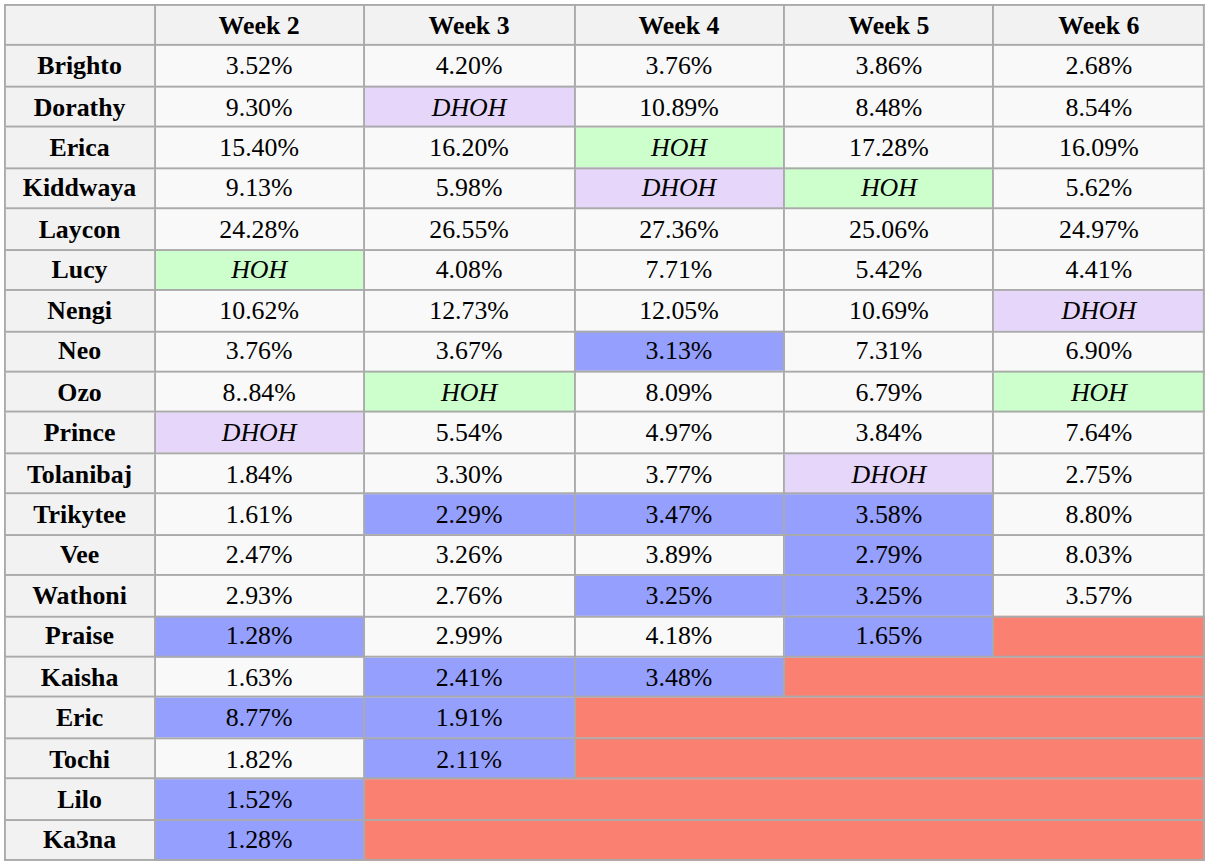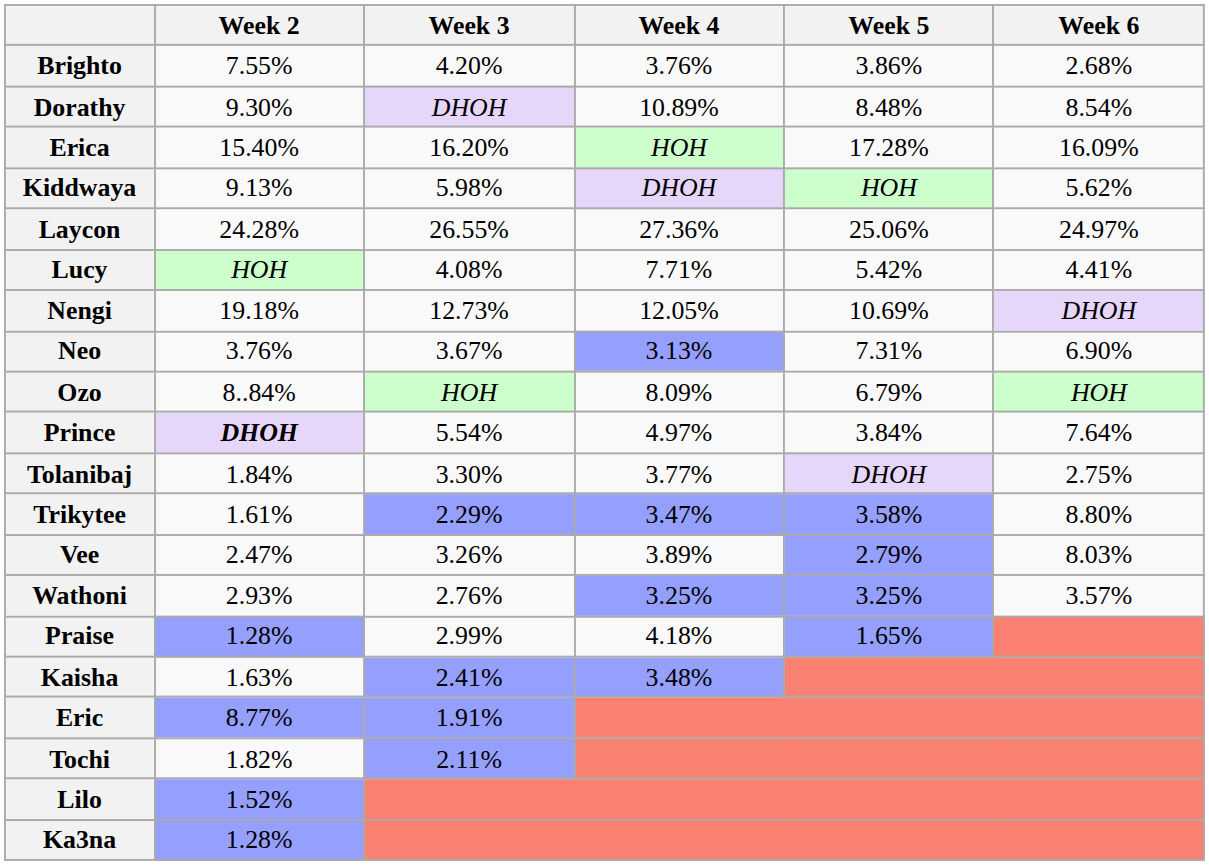(259, 66) 3.52% -> (259, 66) 7.55%
(259, 310) 10.62% -> (259, 310) 19.18%
(259, 432) normal -> (259, 432) bold
